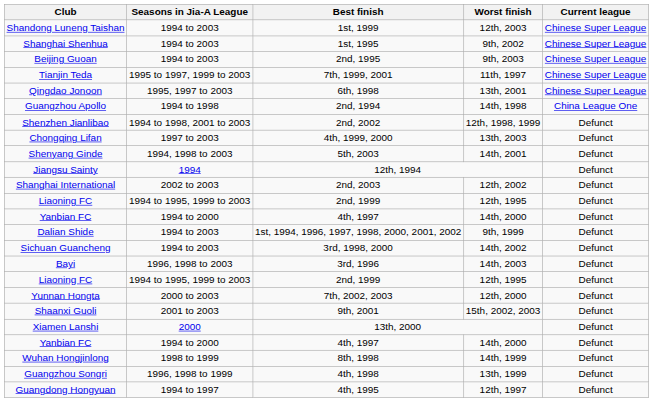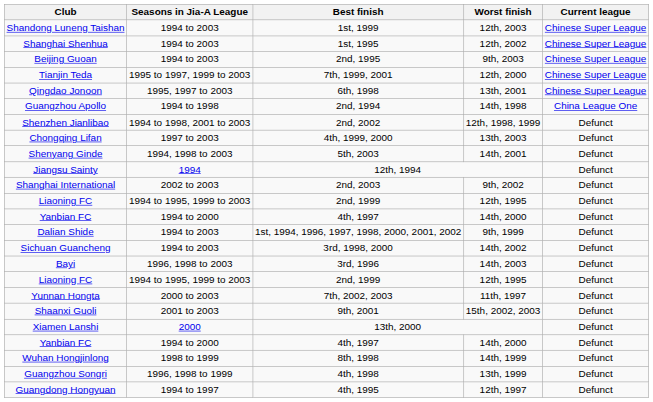(503, 43) 9th, 2002 -> (503, 43) 12th, 2002
(503, 75) 11th, 1997 -> (503, 75) 12th, 2000
(503, 185) 12th, 2002 -> (503, 185) 9th, 2002
(503, 295) 12th, 2000 -> (503, 295) 11th, 1997
